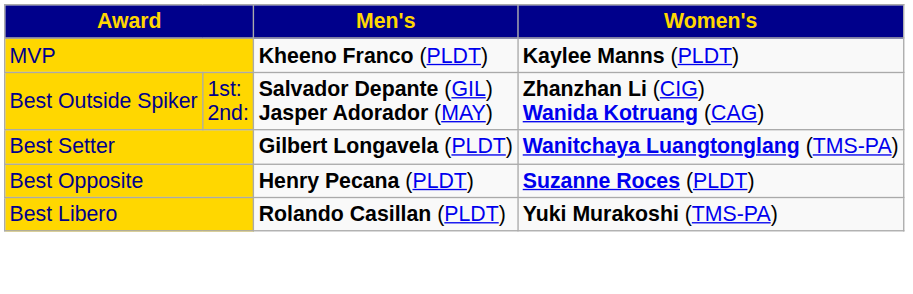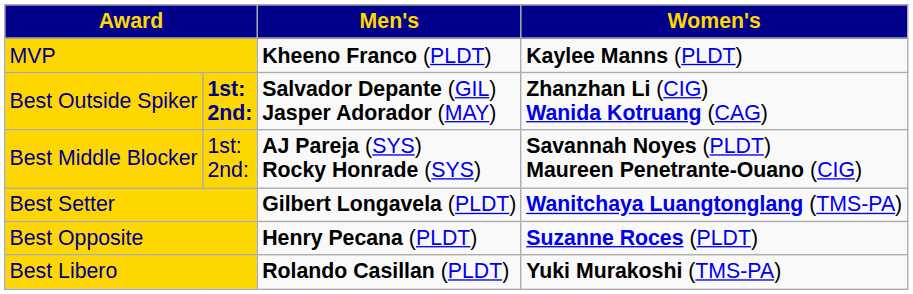(228, 100) normal -> (230, 100) bold
+ row: (104, 158)
